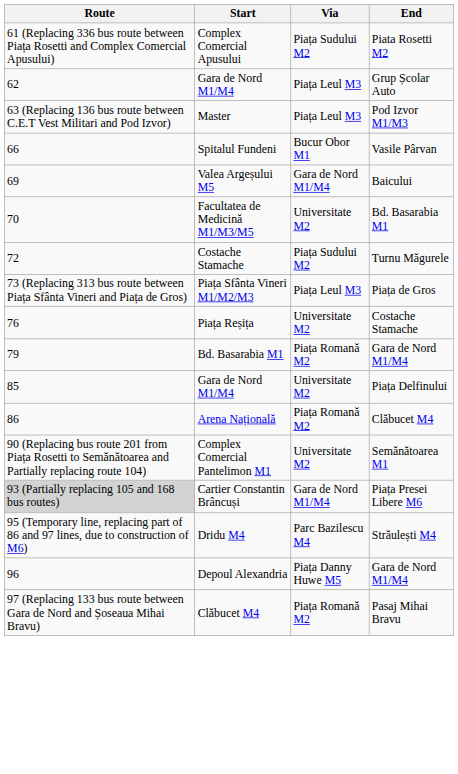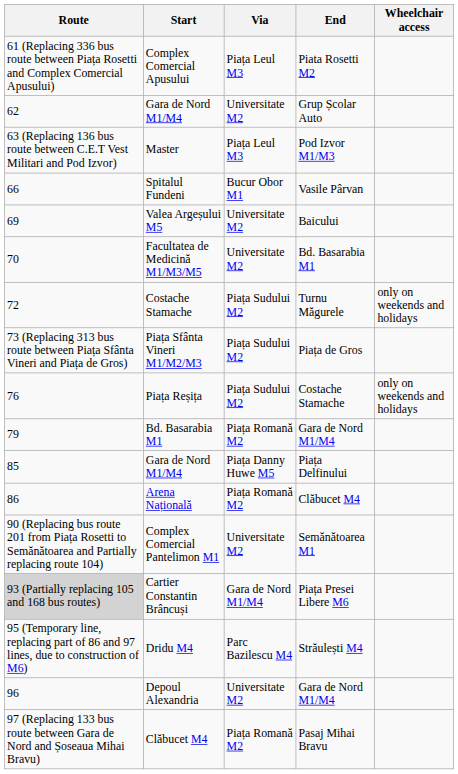+ column: (414, 20)
(325, 45) Piața Sudului M2 -> (251, 65) Piața Leul M3
(327, 84) Piața Leul M3 -> (256, 111) Universitate M2
(326, 181) Gara de Nord M1/M4 -> (256, 220) Universitate M2
(327, 290) Piața Leul M3 -> (258, 350) Piața Sudului M2
(322, 322) Universitate M2 -> (258, 396) Piața Sudului M2
(322, 386) Universitate M2 -> (256, 466) Piața Danny Huwe M5
(323, 574) Piața Danny Huwe M5 -> (256, 693) Universitate M2
